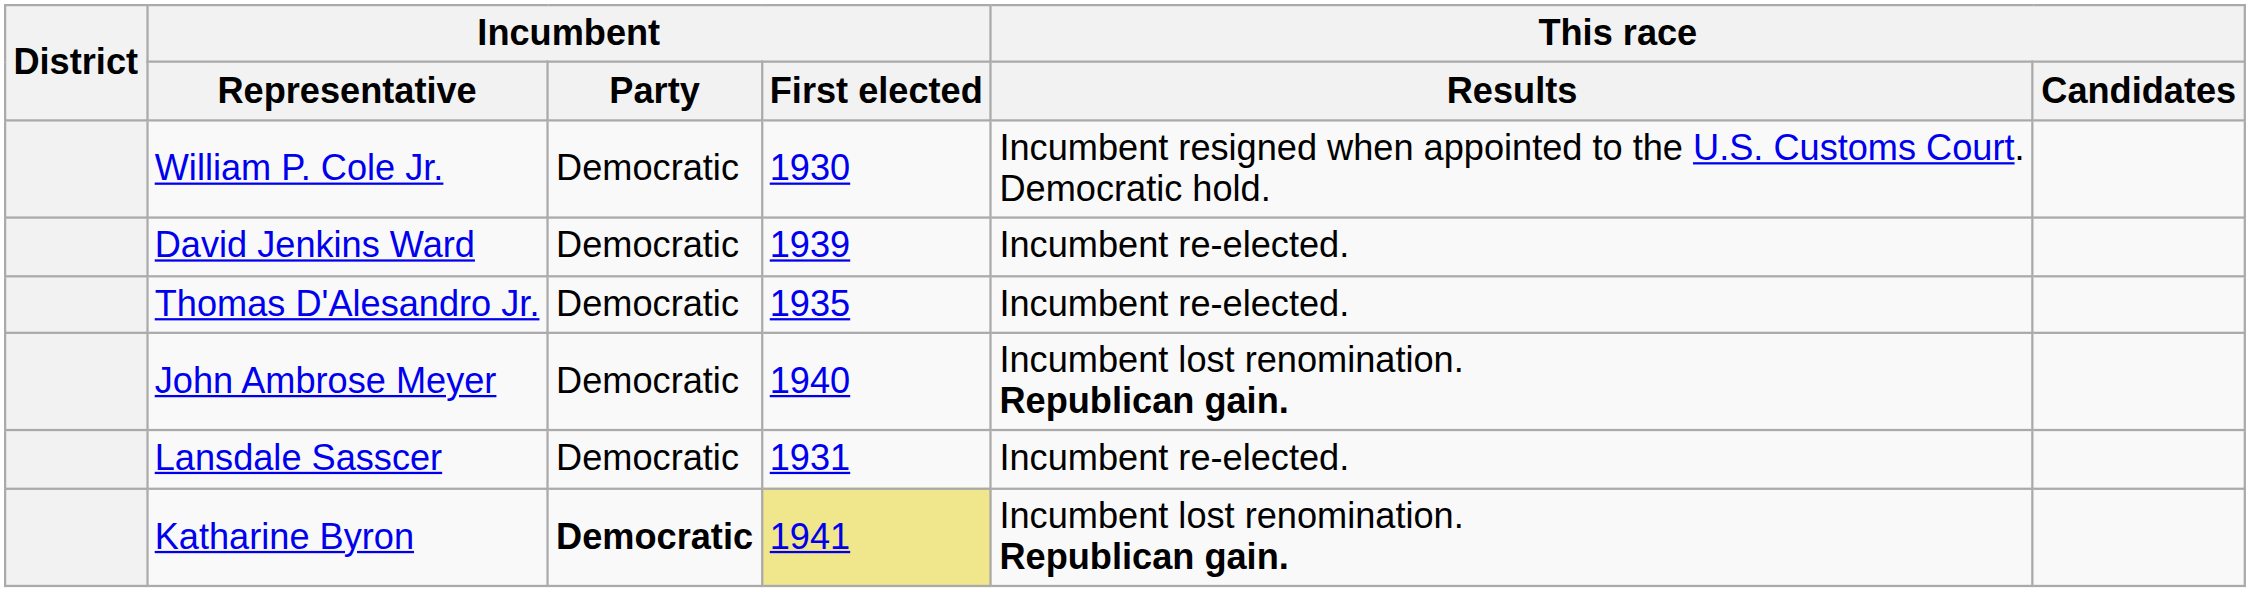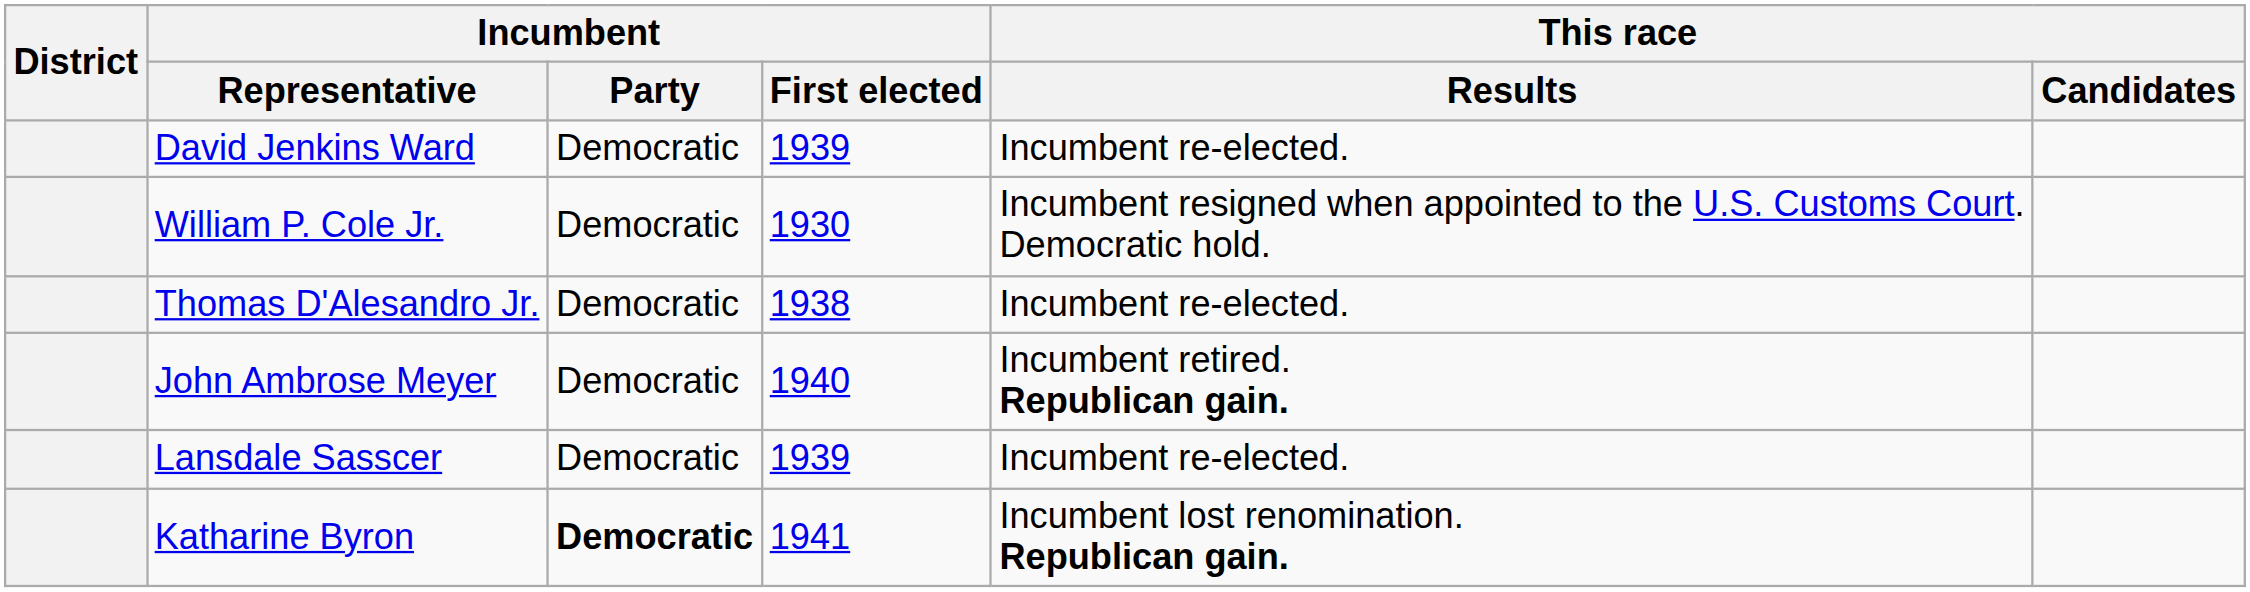rows swapped: (315, 245) <-> (299, 168)
(810, 303) 1935 -> (810, 303) 1938
(1232, 380) Incumbent lost renomination. Republican gain. -> (1145, 380) Incumbent retired. Republican gain.
(810, 458) 1931 -> (810, 458) 1939
(810, 536) khaki background -> (810, 536) no background
